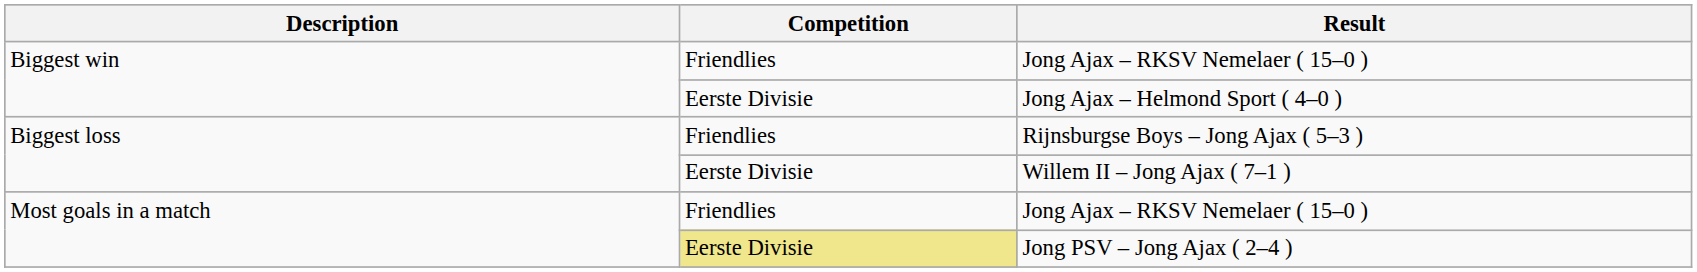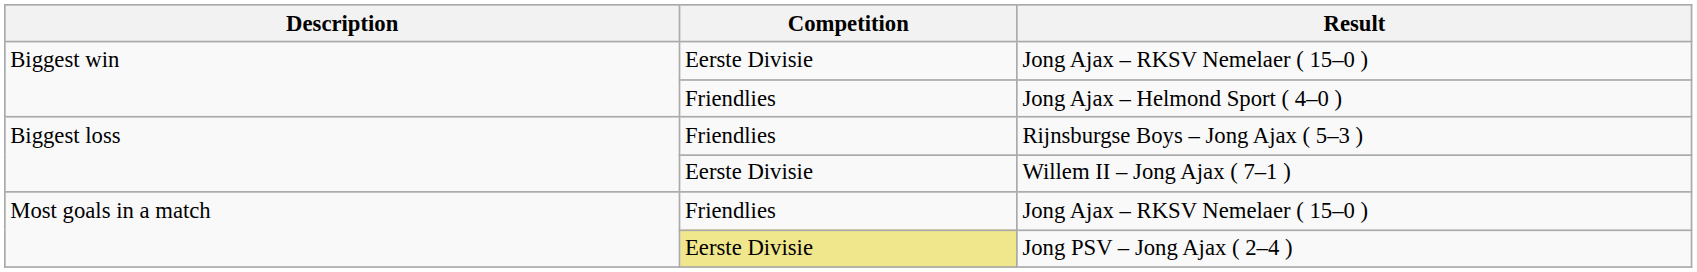(730, 60) Friendlies -> (749, 60) Eerste Divisie
(749, 97) Eerste Divisie -> (730, 97) Friendlies
